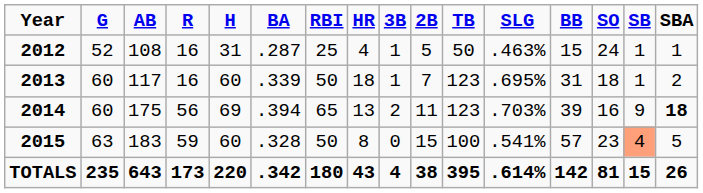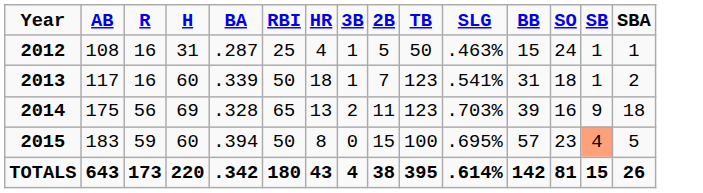- column: (102, 20)
(517, 81) .695% -> (475, 81) .541%
(278, 112) .394 -> (236, 112) .328
(677, 112) bold -> (634, 112) normal
(278, 142) .328 -> (236, 142) .394
(517, 142) .541% -> (475, 142) .695%
